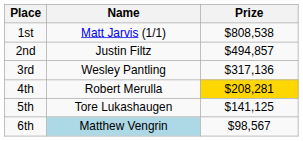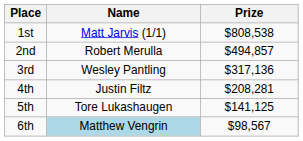(124, 51) Justin Filtz -> (124, 51) Robert Merulla
(124, 88) Robert Merulla -> (124, 88) Justin Filtz
(249, 88) gold background -> (249, 88) no background
